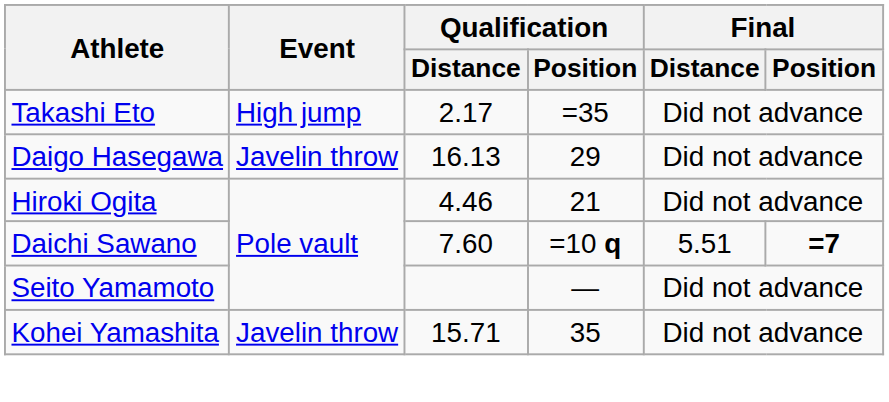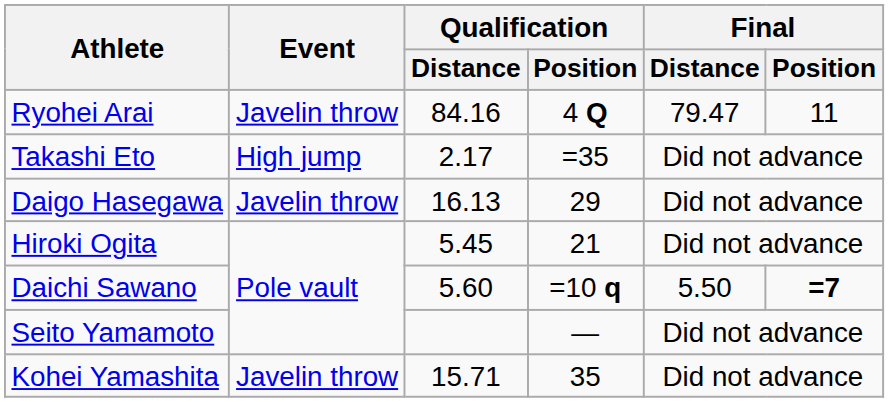+ row: (82, 113)
(466, 200) 4.46 -> (466, 244) 5.45
(466, 244) 7.60 -> (466, 288) 5.60
(705, 244) 5.51 -> (705, 288) 5.50
